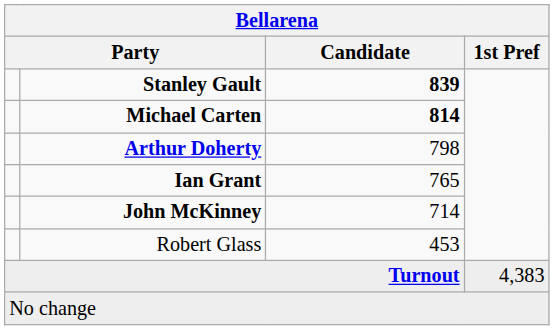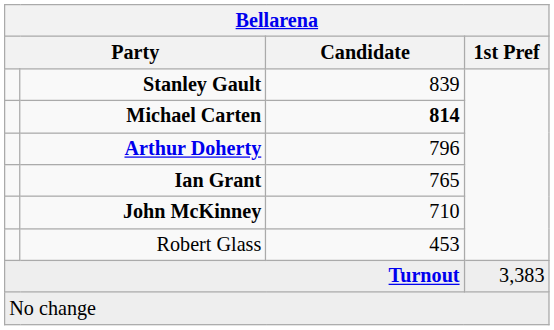(444, 84) bold -> (444, 84) normal
(444, 148) 798 -> (444, 148) 796
(444, 212) 714 -> (444, 212) 710
(522, 276) 4,383 -> (522, 276) 3,383
